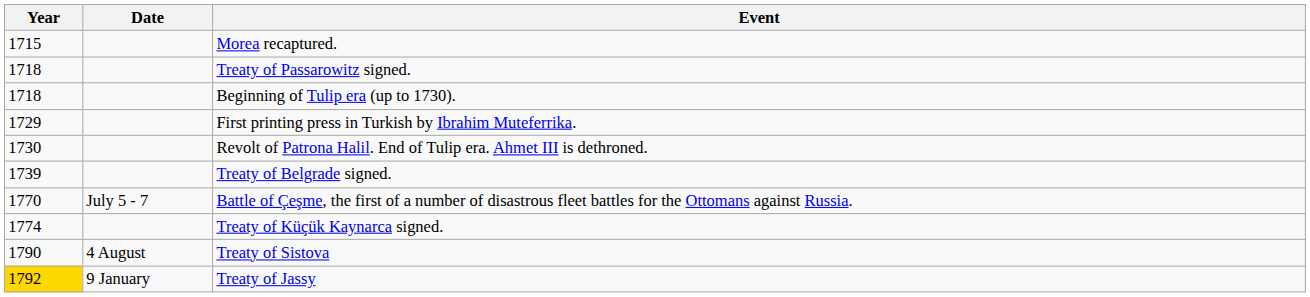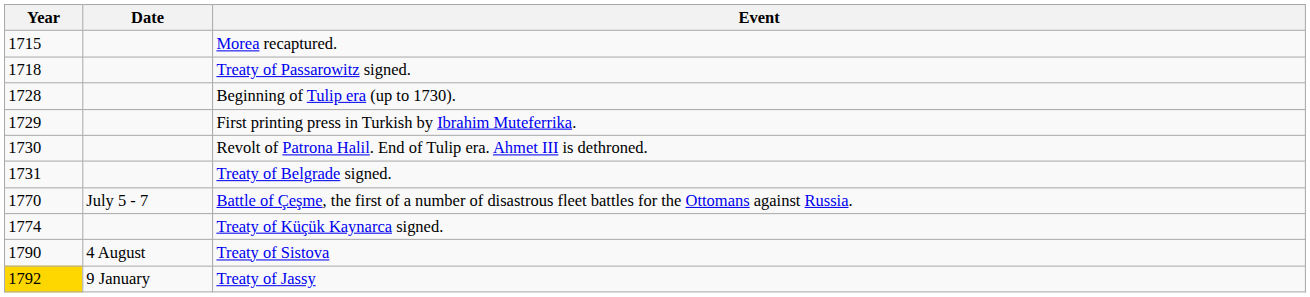(25, 95) 1718 -> (25, 95) 1728
(25, 174) 1739 -> (25, 174) 1731
